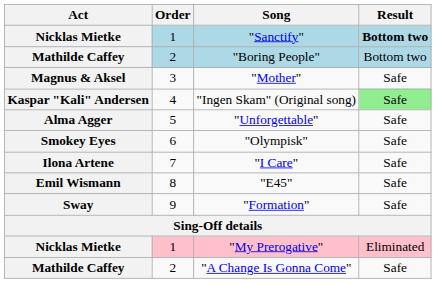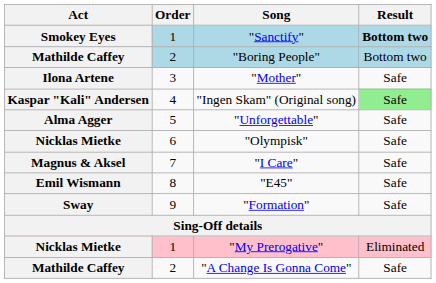(78, 36) Nicklas Mietke -> (78, 36) Smokey Eyes
(78, 78) Magnus & Aksel -> (78, 78) Ilona Artene
(78, 141) Smokey Eyes -> (78, 141) Nicklas Mietke
(78, 162) Ilona Artene -> (78, 162) Magnus & Aksel
